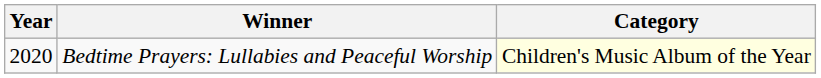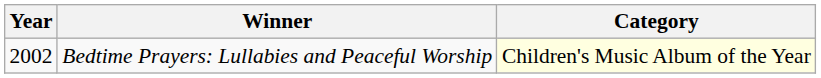(31, 55) 2020 -> (31, 55) 2002
